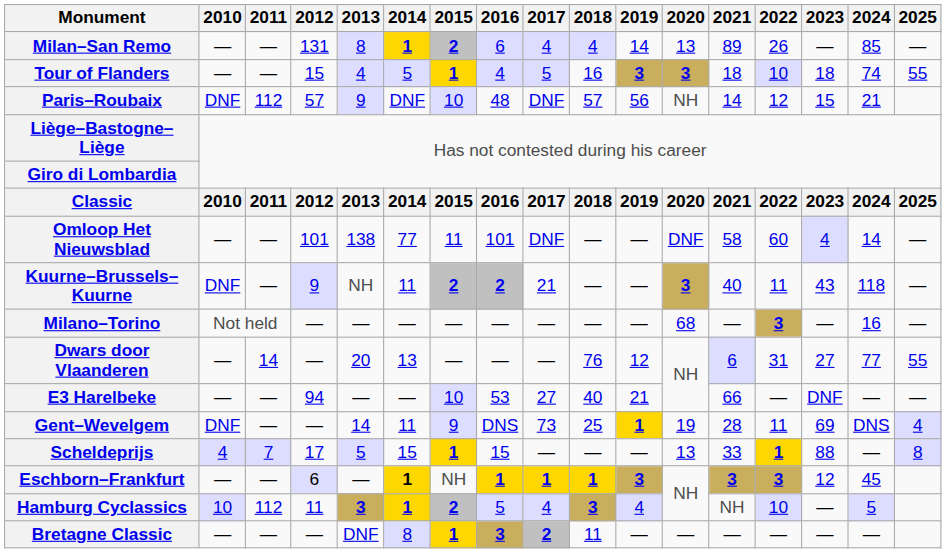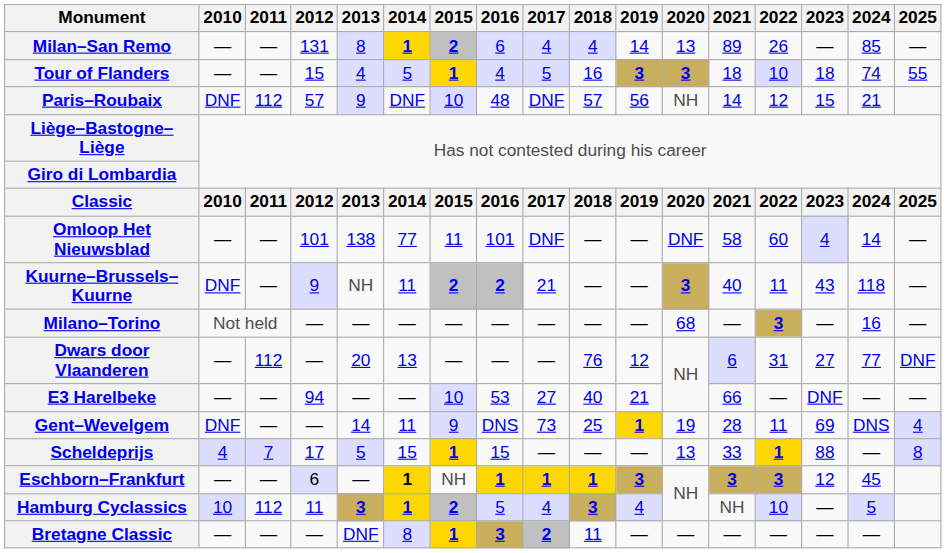(268, 360) 14 -> (268, 360) 112
(918, 360) 55 -> (918, 360) DNF
